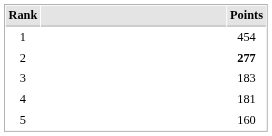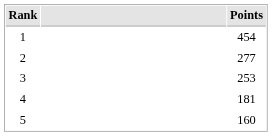(246, 58) bold -> (246, 58) normal
(246, 78) 183 -> (246, 78) 253
